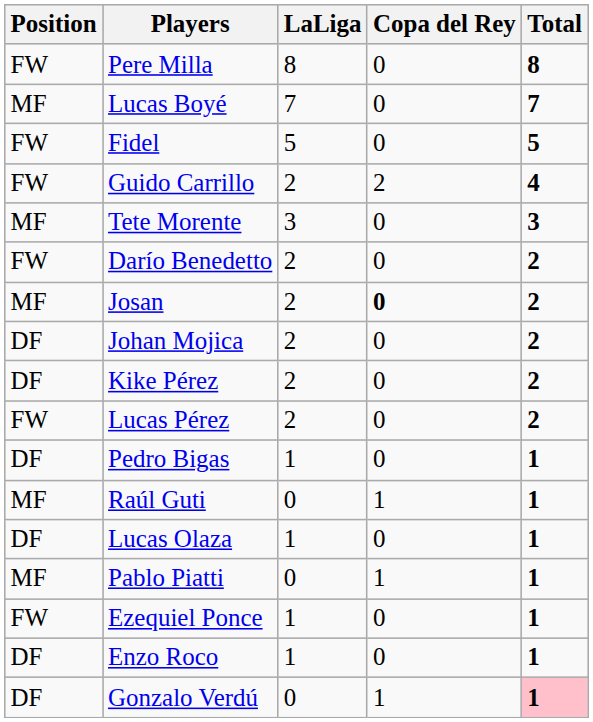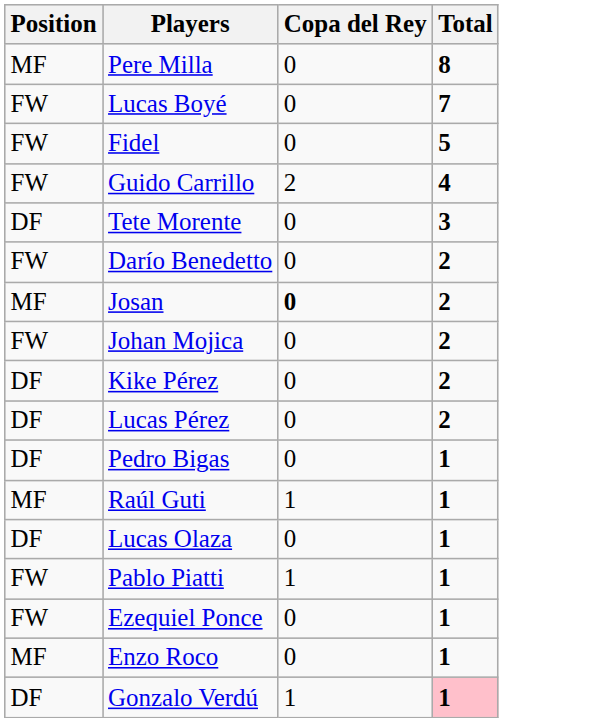- column: (323, 24)
(29, 63) FW -> (29, 63) MF
(29, 103) MF -> (29, 103) FW
(29, 222) MF -> (26, 222) DF
(26, 340) DF -> (29, 340) FW
(29, 420) FW -> (26, 420) DF
(29, 578) MF -> (29, 578) FW
(26, 657) DF -> (29, 657) MF
